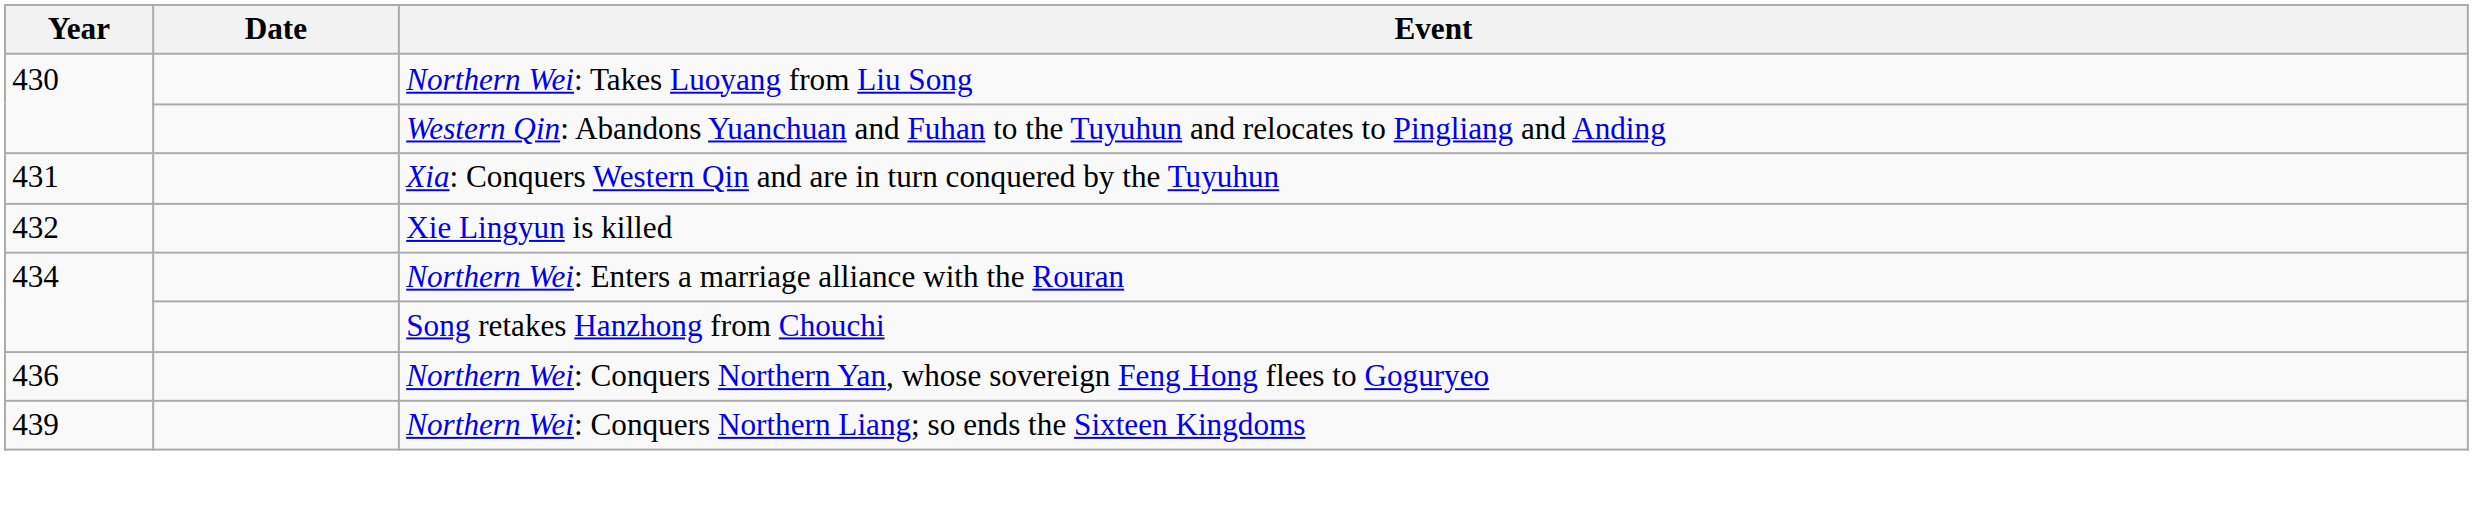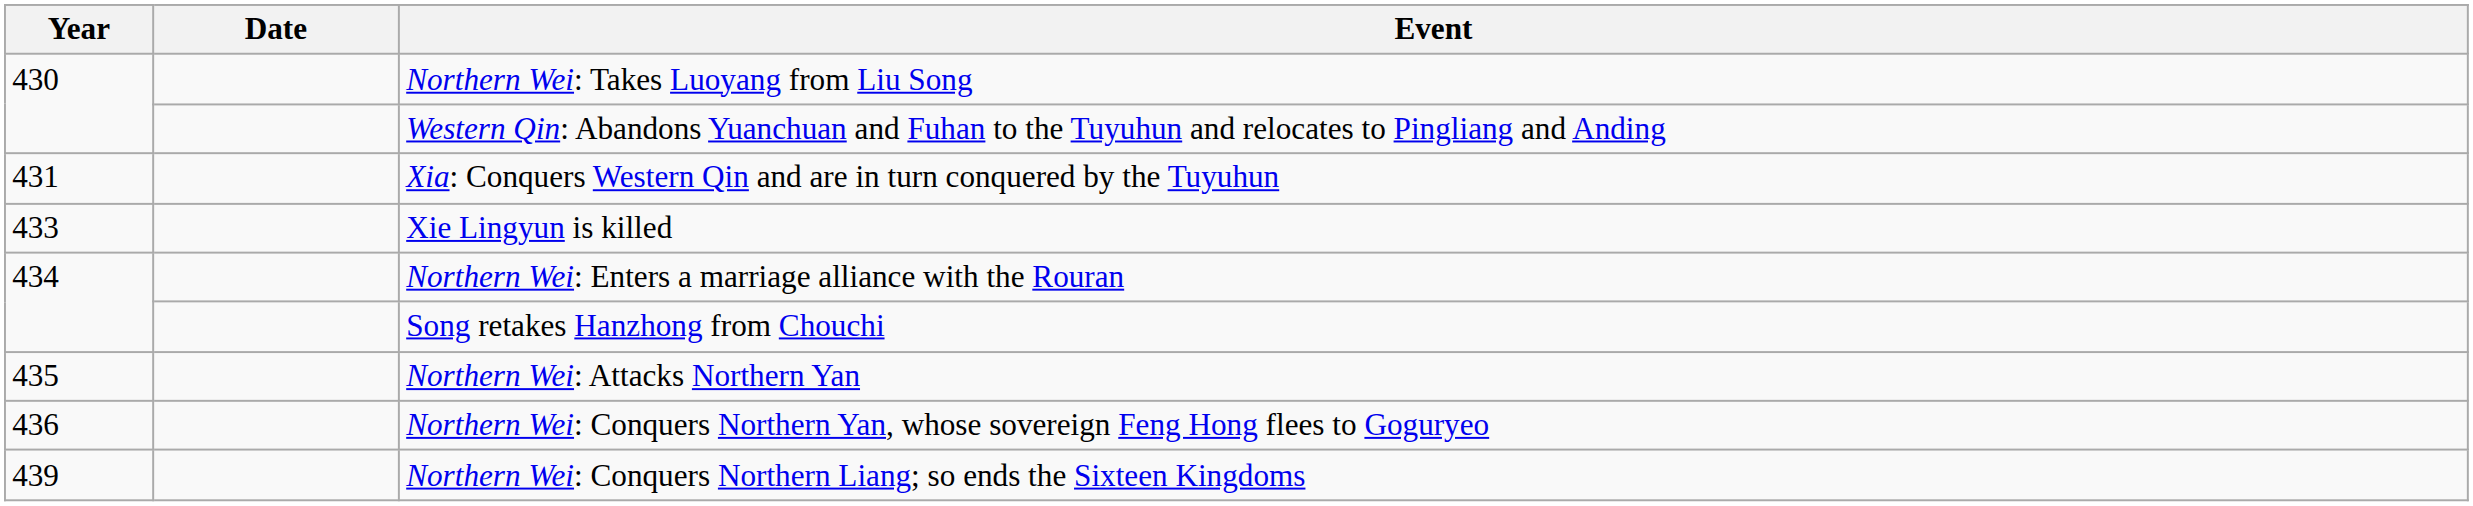(36, 227) 432 -> (36, 227) 433
+ row: (633, 375)
